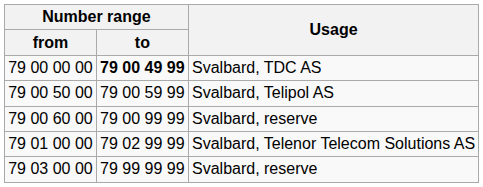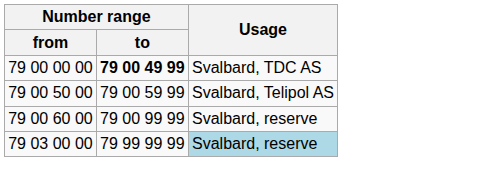- row: (50, 144)
(255, 169) no background -> (255, 144) lightblue background
